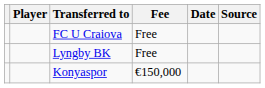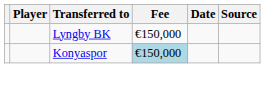- row: (87, 33)
(146, 53) Free -> (158, 33) €150,000
(158, 72) no background -> (158, 53) lightblue background
